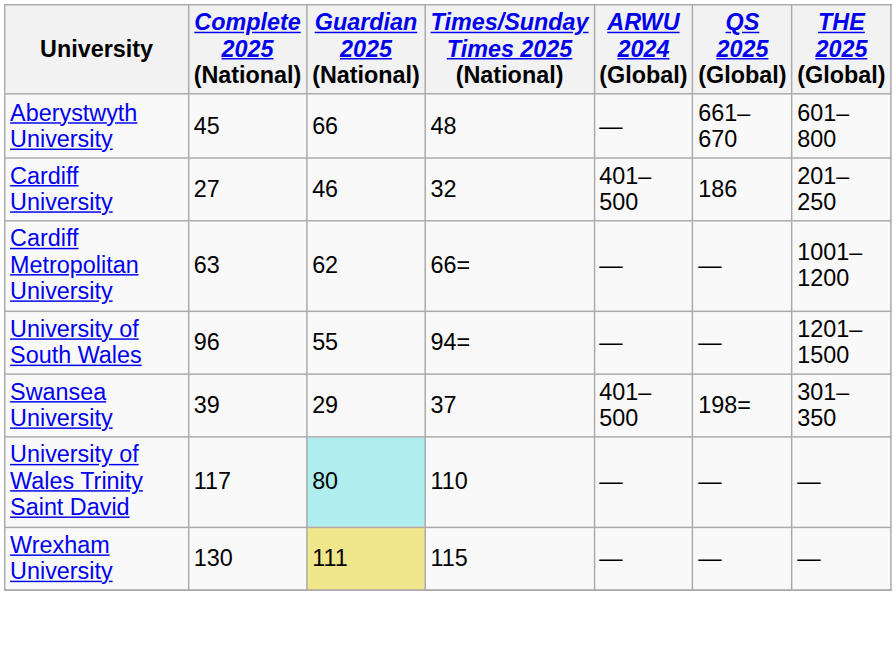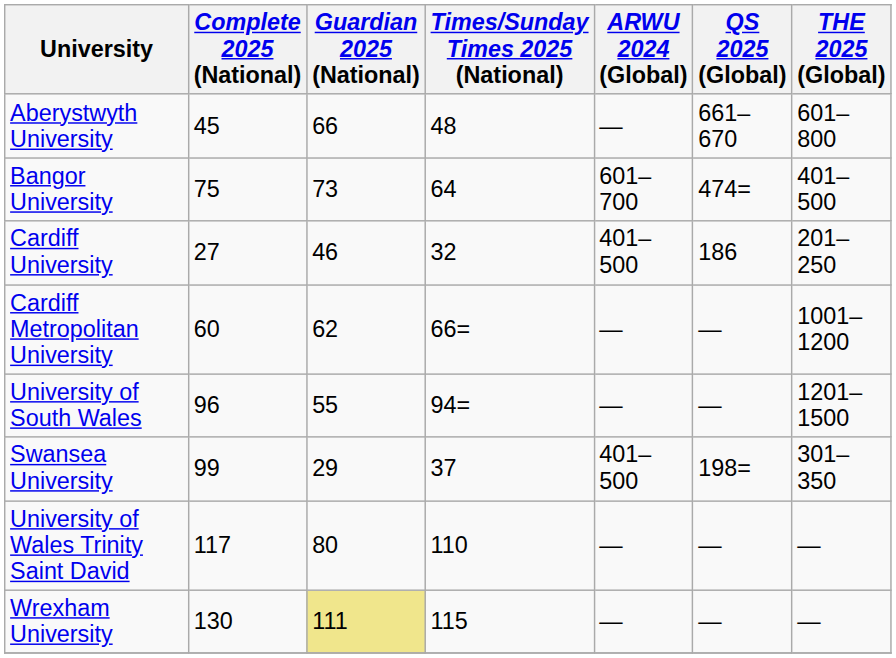+ row: (61, 189)
(207, 265) 63 -> (207, 328) 60
(207, 405) 39 -> (207, 468) 99
(325, 481) paleturquoise background -> (325, 545) no background
